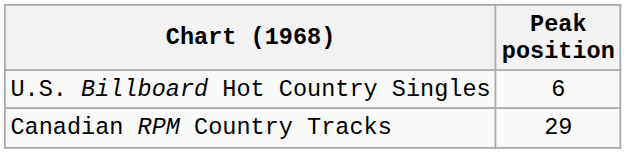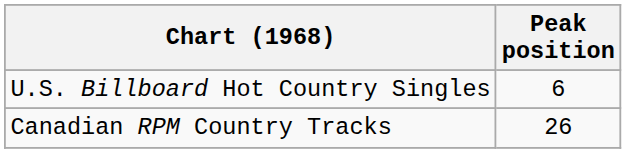(558, 128) 29 -> (558, 128) 26
